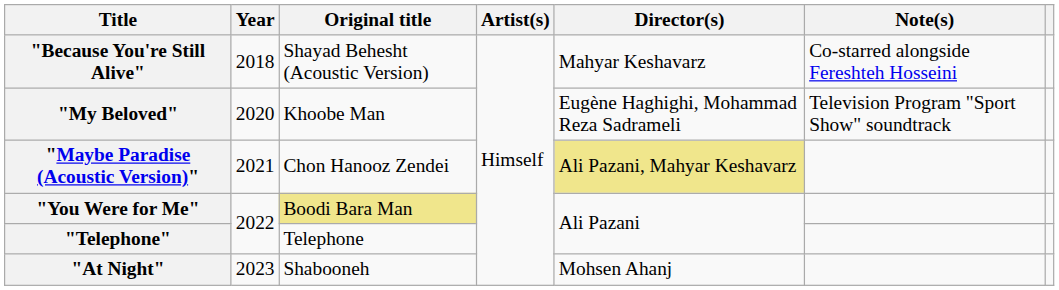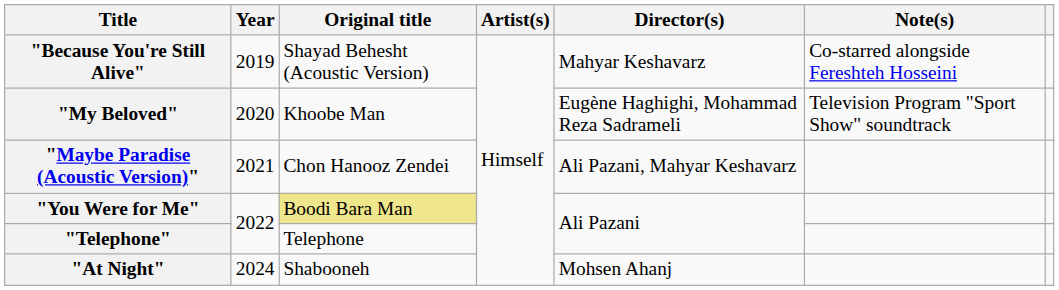(255, 61) 2018 -> (255, 61) 2019
(678, 166) khaki background -> (678, 166) no background
(255, 269) 2023 -> (255, 269) 2024
